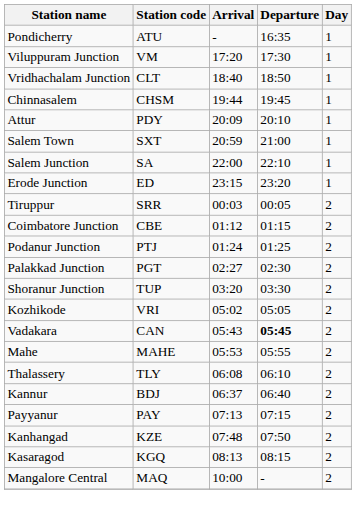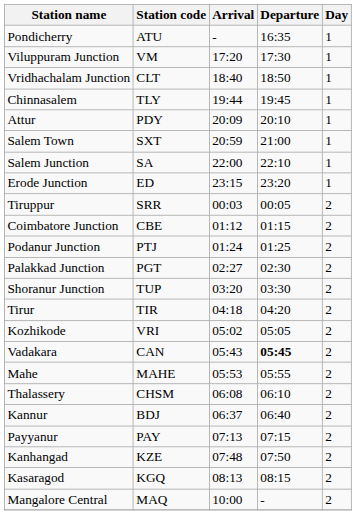(155, 99) CHSM -> (149, 99) TLY
+ row: (21, 309)
(149, 373) TLY -> (155, 394) CHSM
